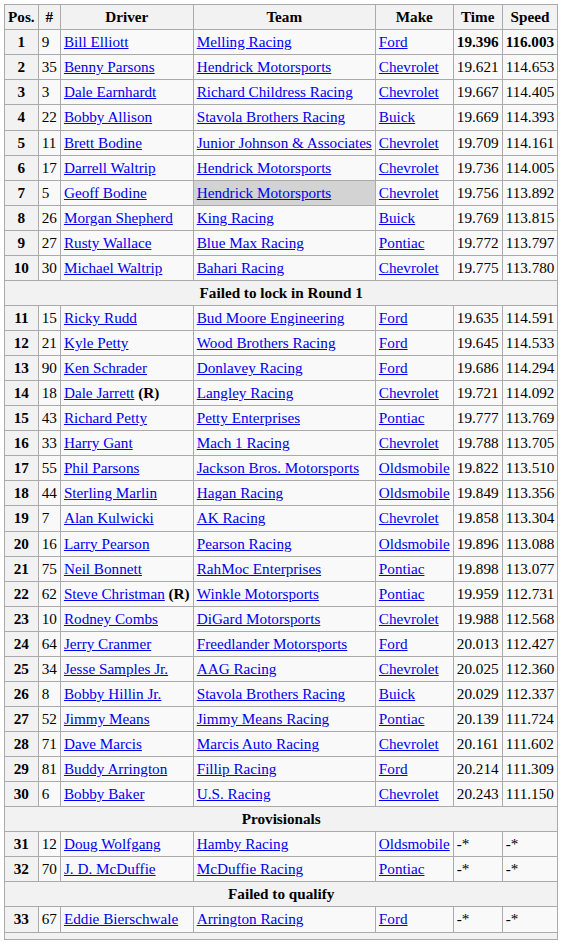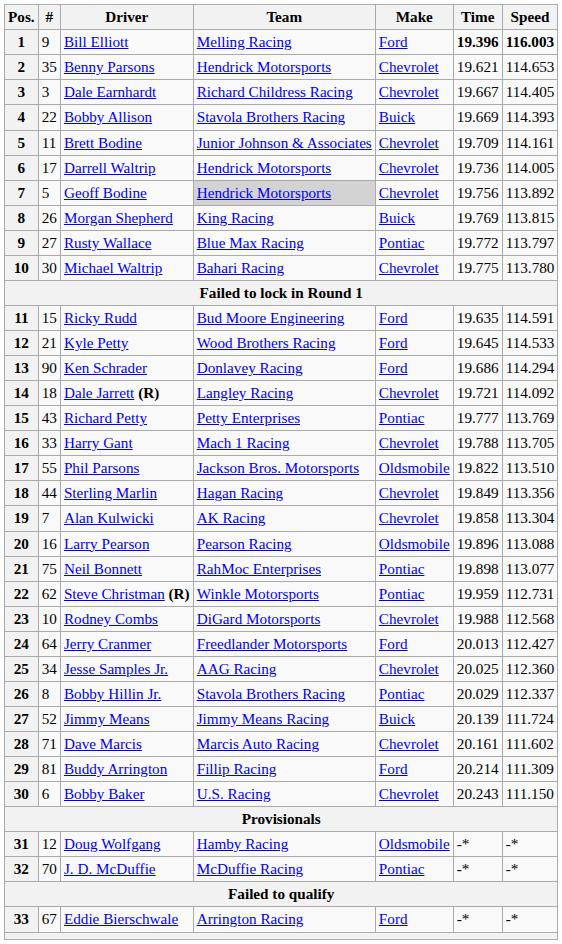(414, 493) Oldsmobile -> (409, 493) Chevrolet
(397, 693) Buick -> (402, 693) Pontiac
(402, 718) Pontiac -> (397, 718) Buick
